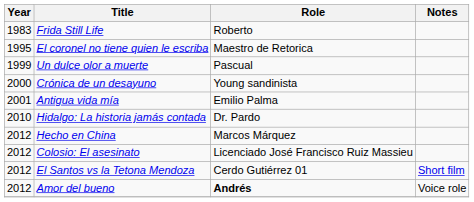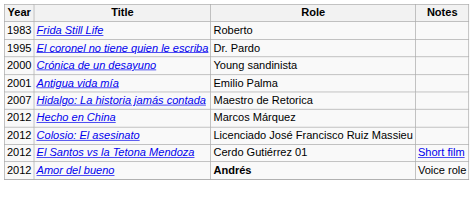(263, 48) Maestro de Retorica -> (237, 48) Dr. Pardo
- row: (92, 65)
(19, 118) 2010 -> (19, 100) 2007
(237, 118) Dr. Pardo -> (263, 100) Maestro de Retorica
